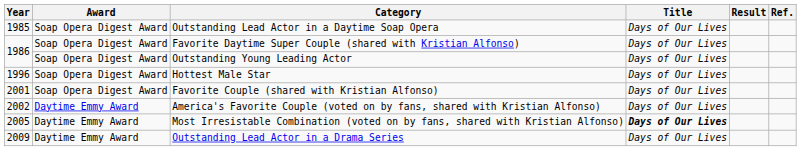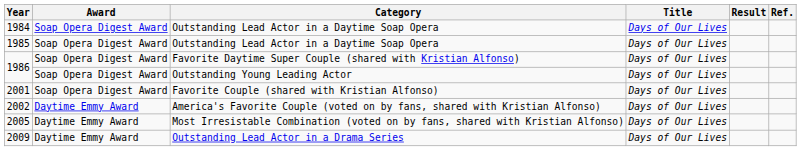+ row: (18, 28)
- row: (18, 75)
(678, 122) bold -> (678, 122) normal
